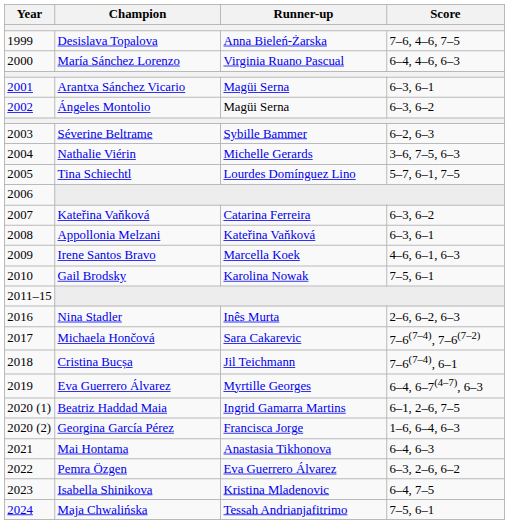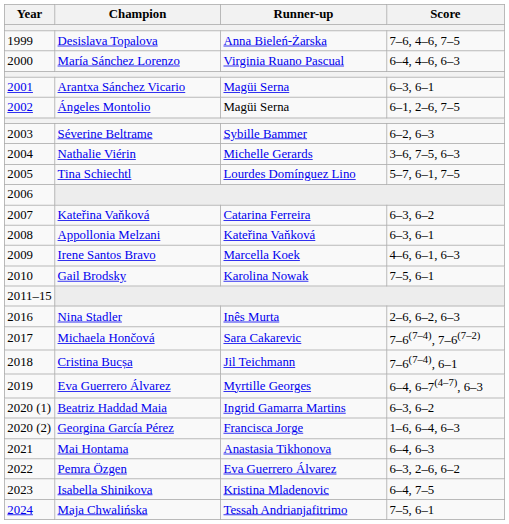(412, 107) 6–3, 6–2 -> (425, 107) 6–1, 2–6, 7–5
(425, 408) 6–1, 2–6, 7–5 -> (412, 408) 6–3, 6–2
